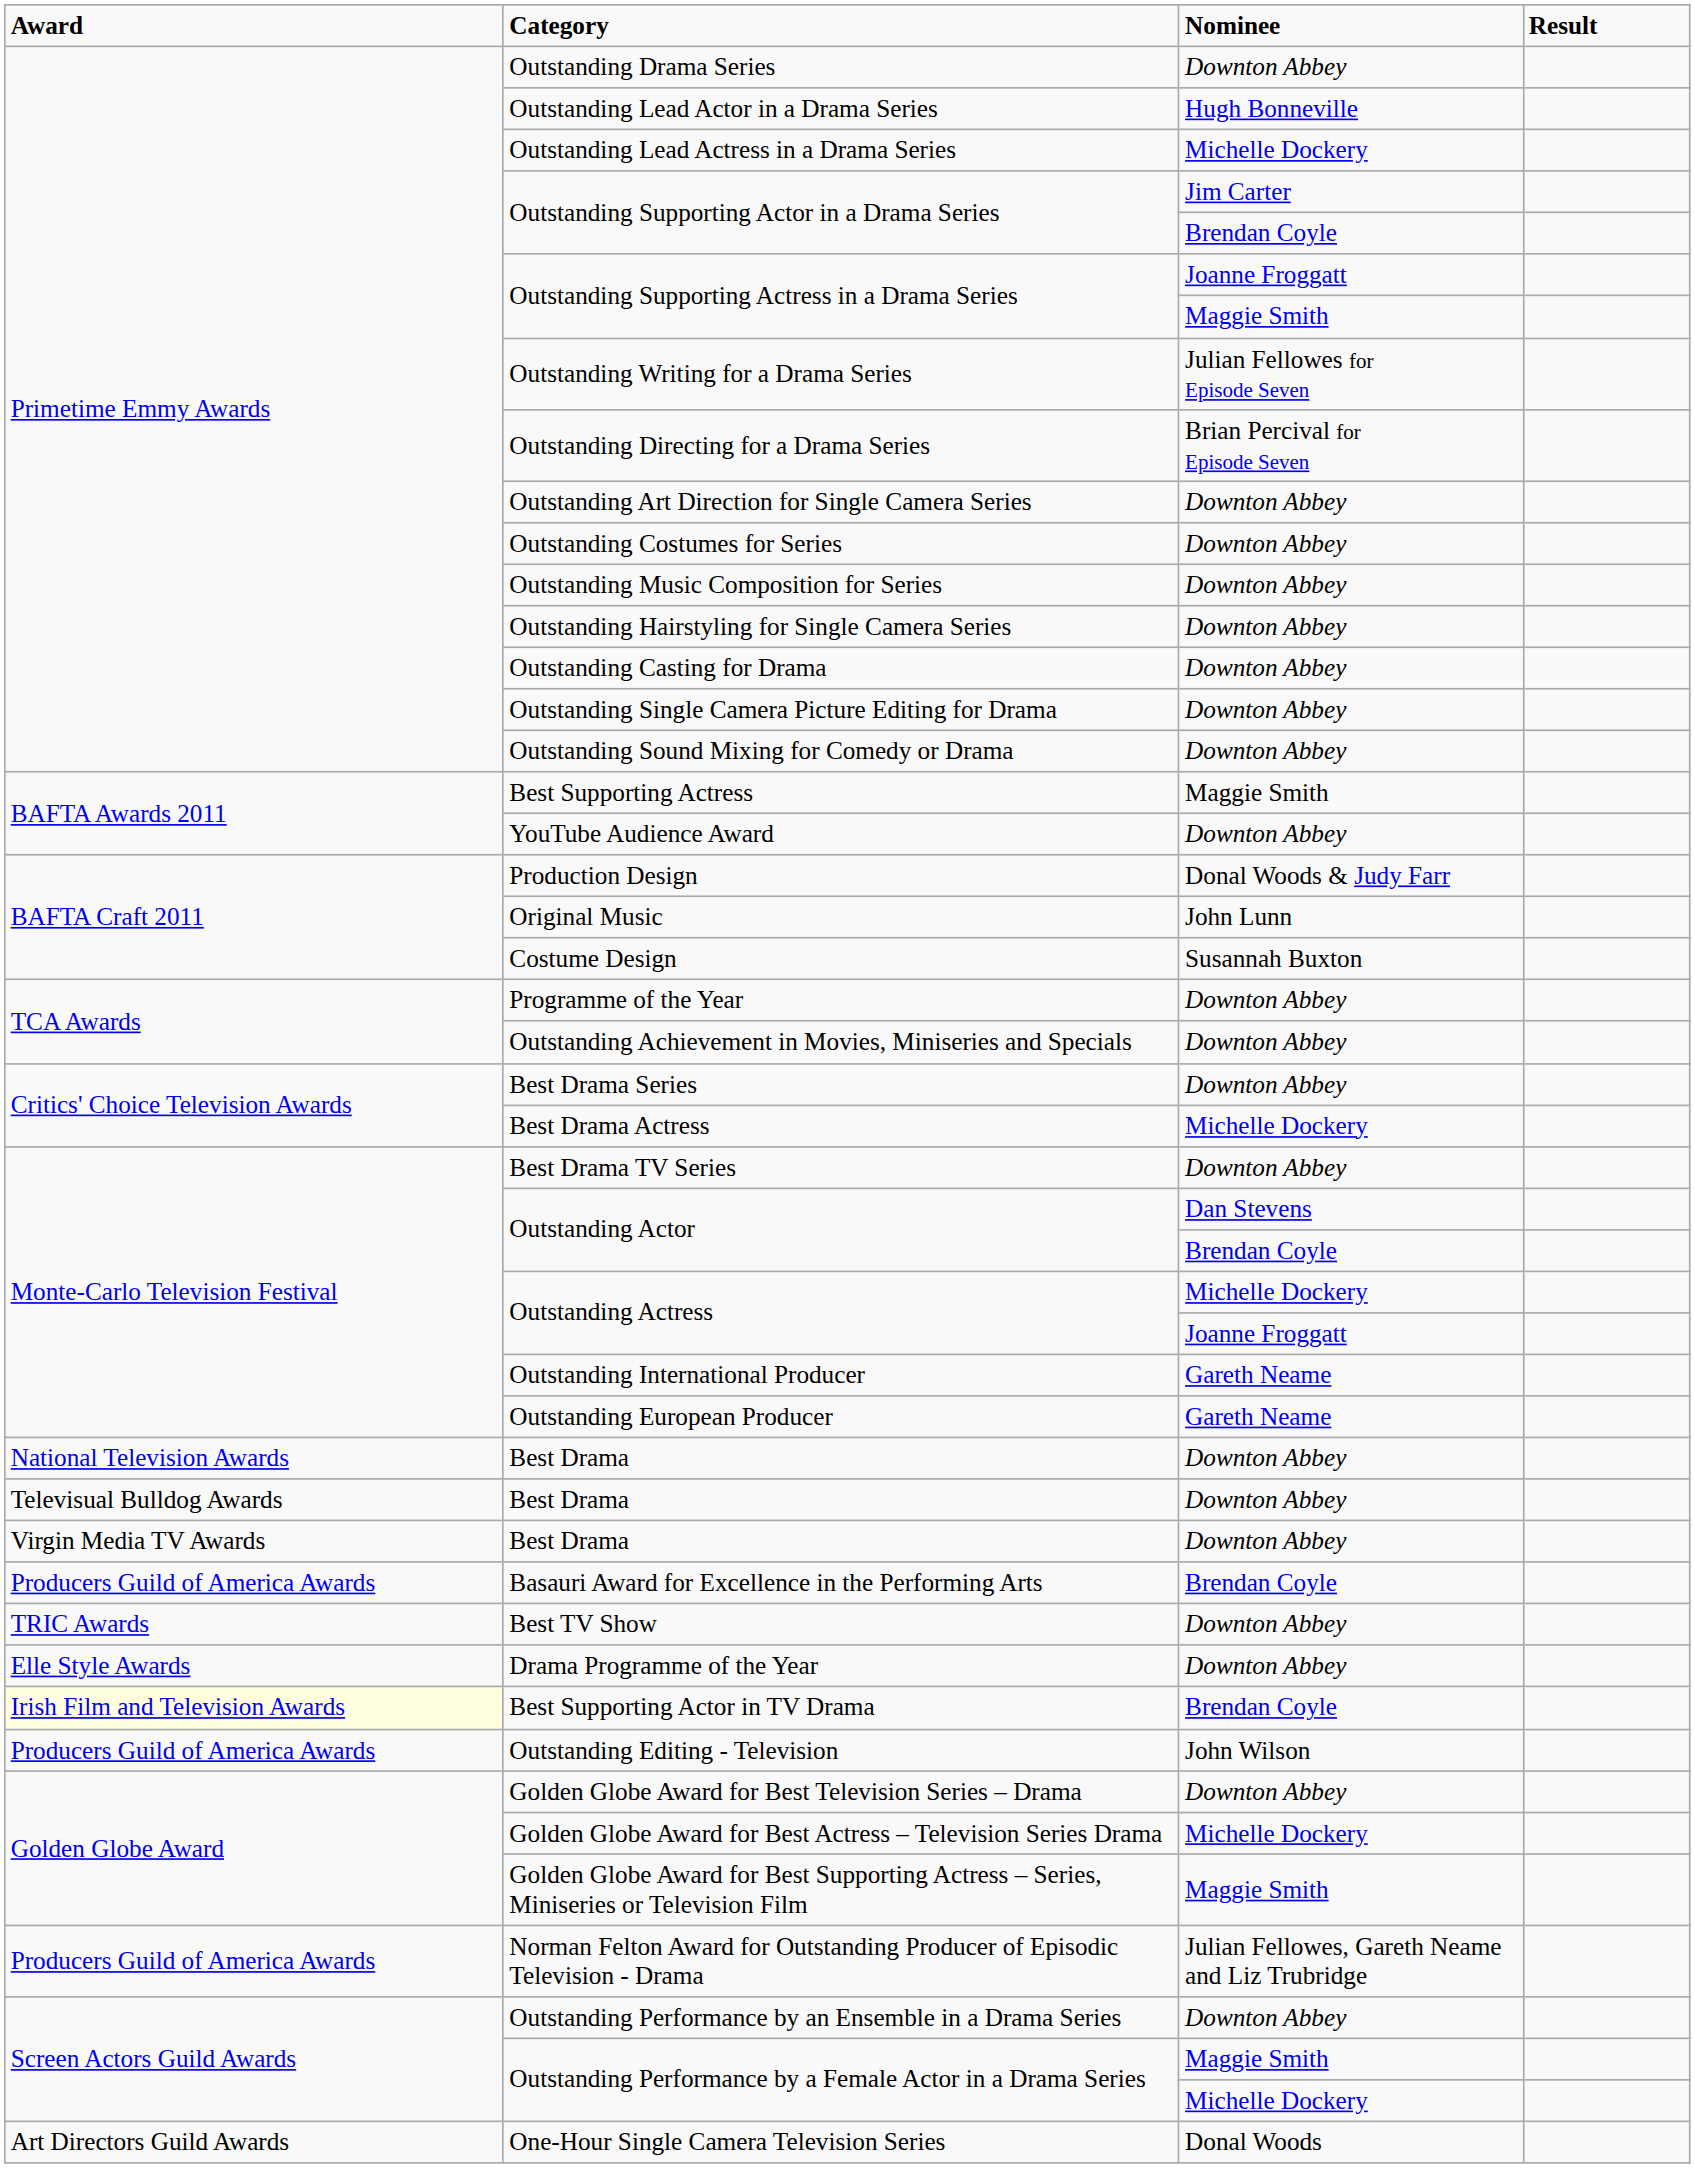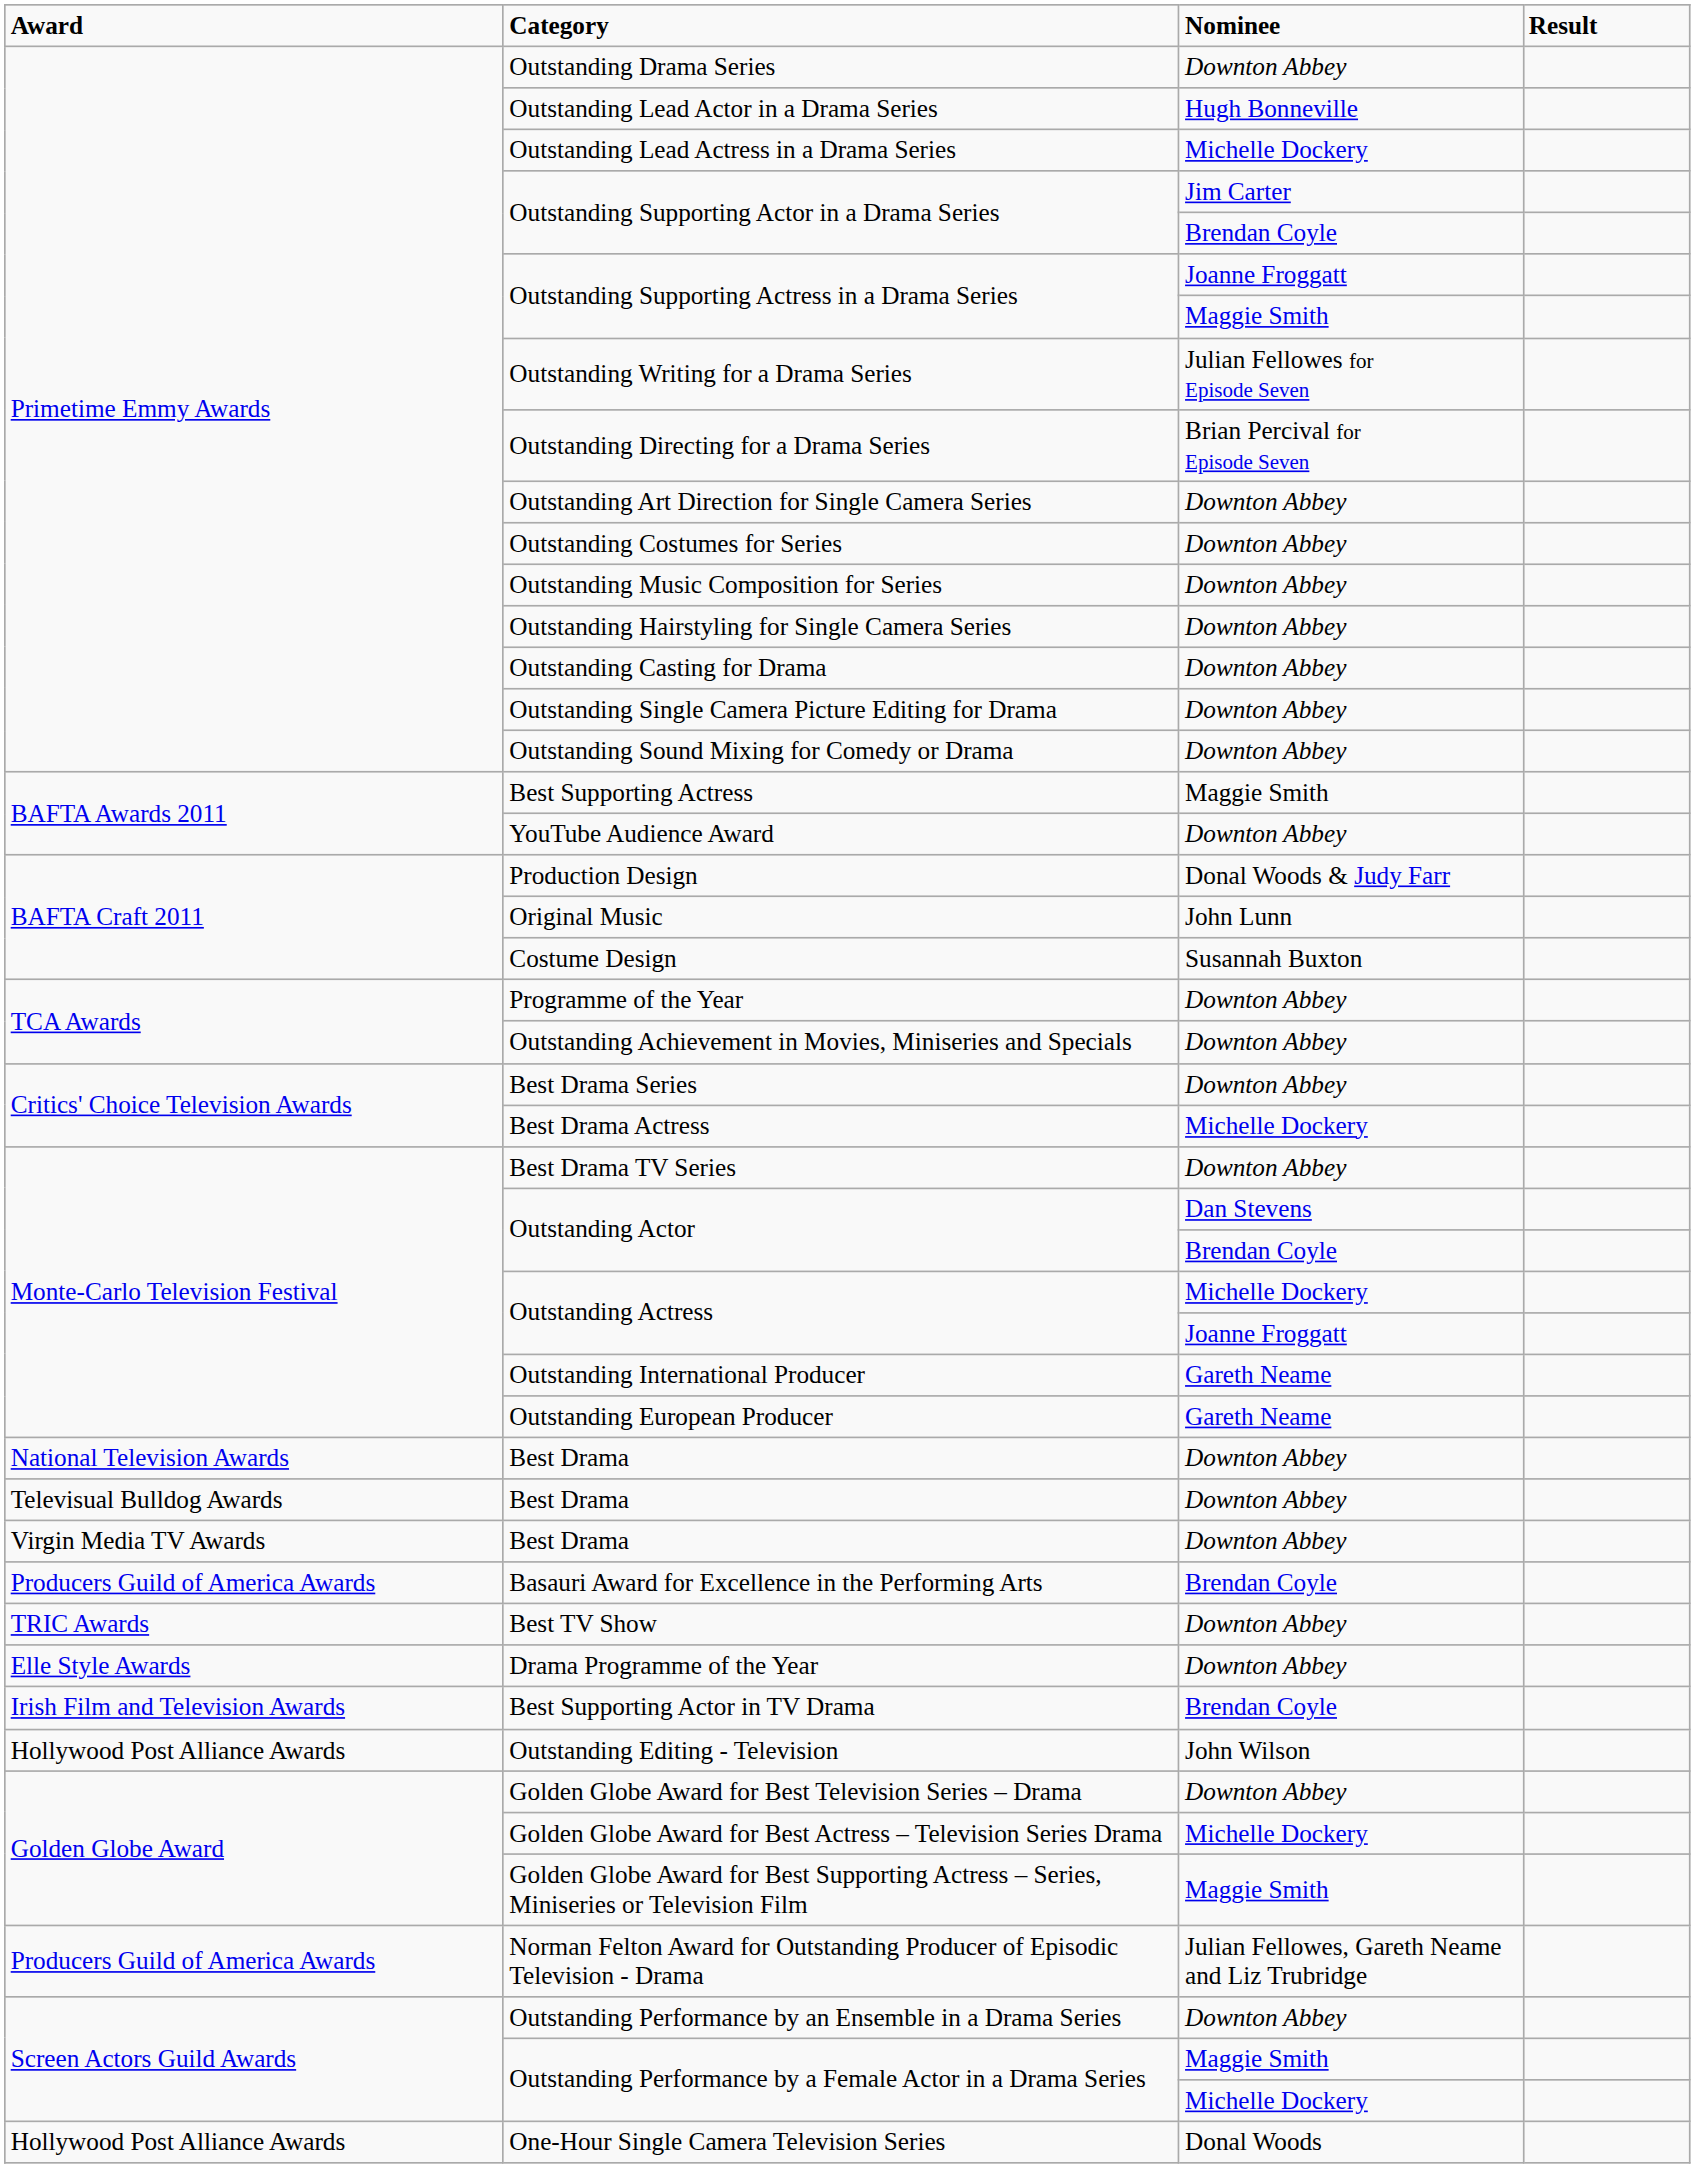(178, 1707) lightyellow background -> (178, 1707) no background
(193, 1749) Producers Guild of America Awards -> (178, 1749) Hollywood Post Alliance Awards
(150, 2141) Art Directors Guild Awards -> (178, 2141) Hollywood Post Alliance Awards
